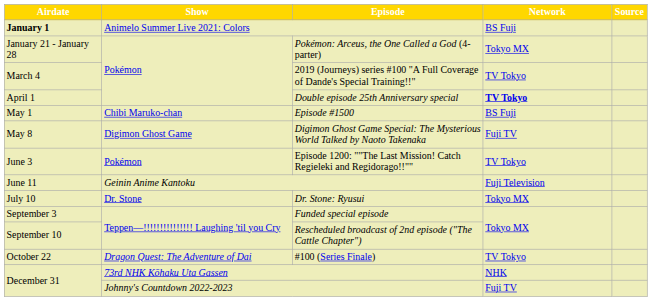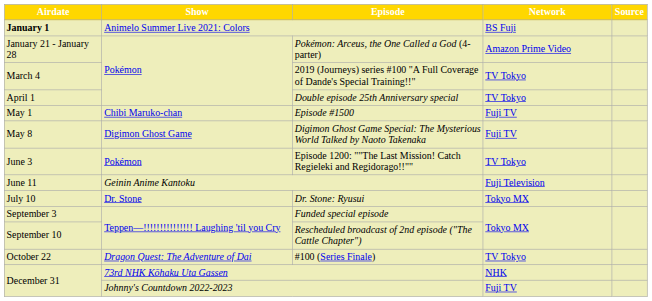(507, 49) Tokyo MX -> (528, 49) Amazon Prime Video
(506, 97) bold -> (506, 97) normal
(501, 113) BS Fuji -> (501, 113) Fuji TV
